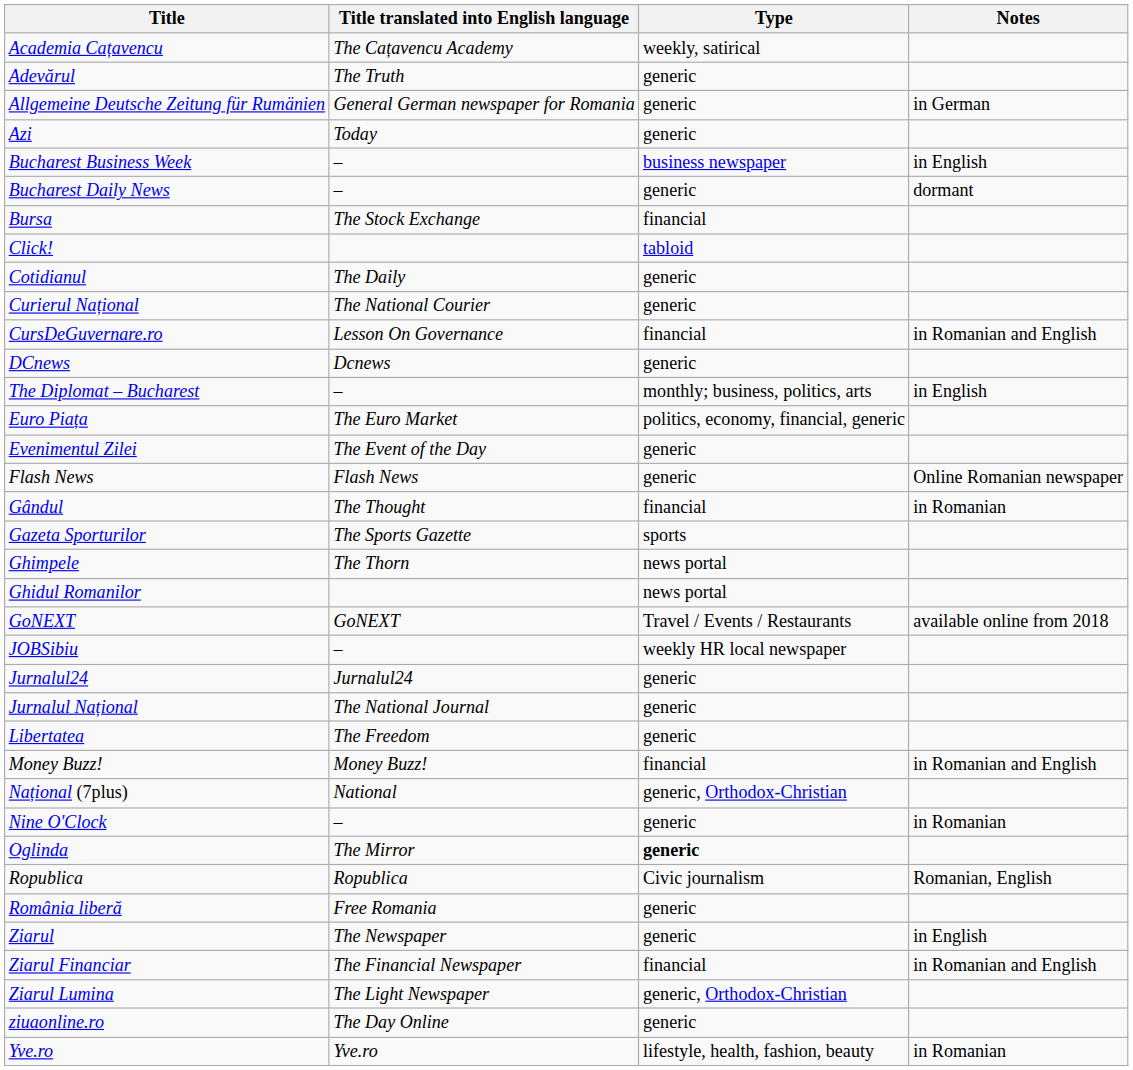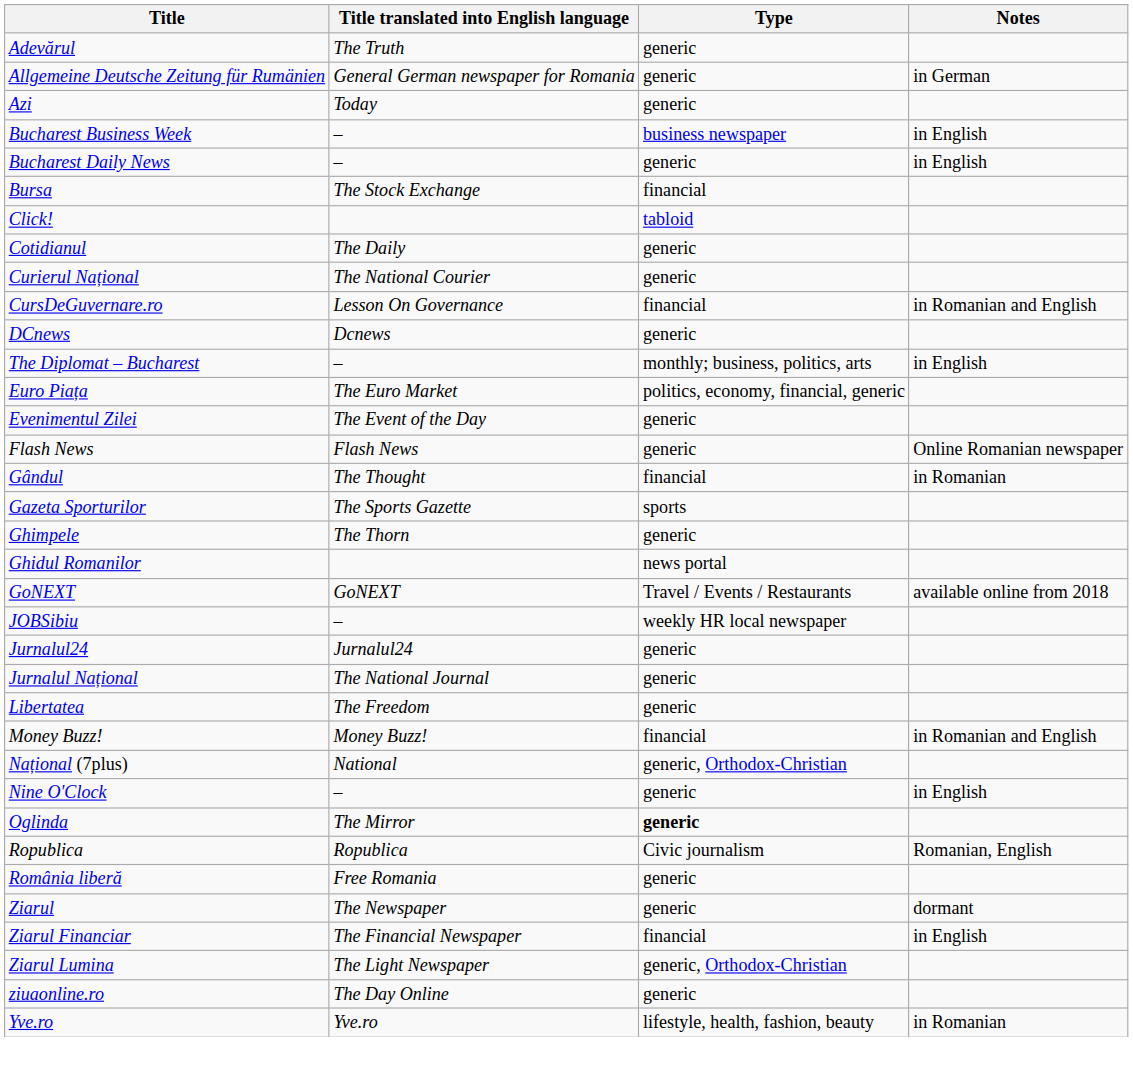- row: (86, 47)
(943, 190) dormant -> (950, 162) in English
(685, 563) news portal -> (670, 534) generic
(960, 821) in Romanian -> (950, 793) in English
(950, 936) in English -> (943, 907) dormant
(1005, 965) in Romanian and English -> (950, 936) in English
